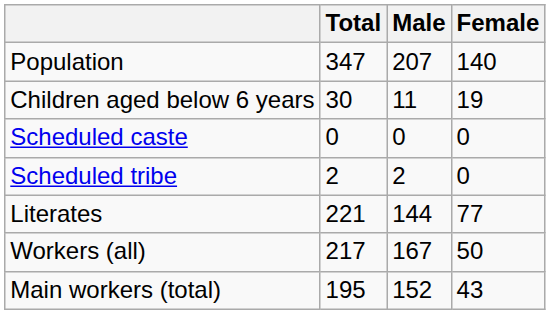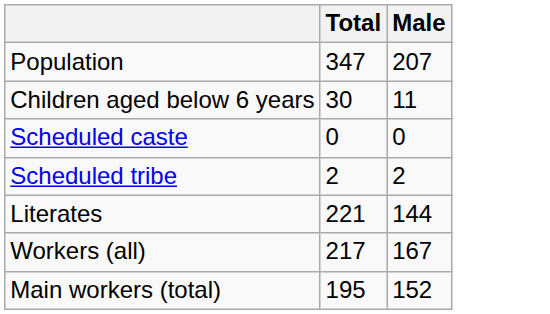- column: (498, 23)
